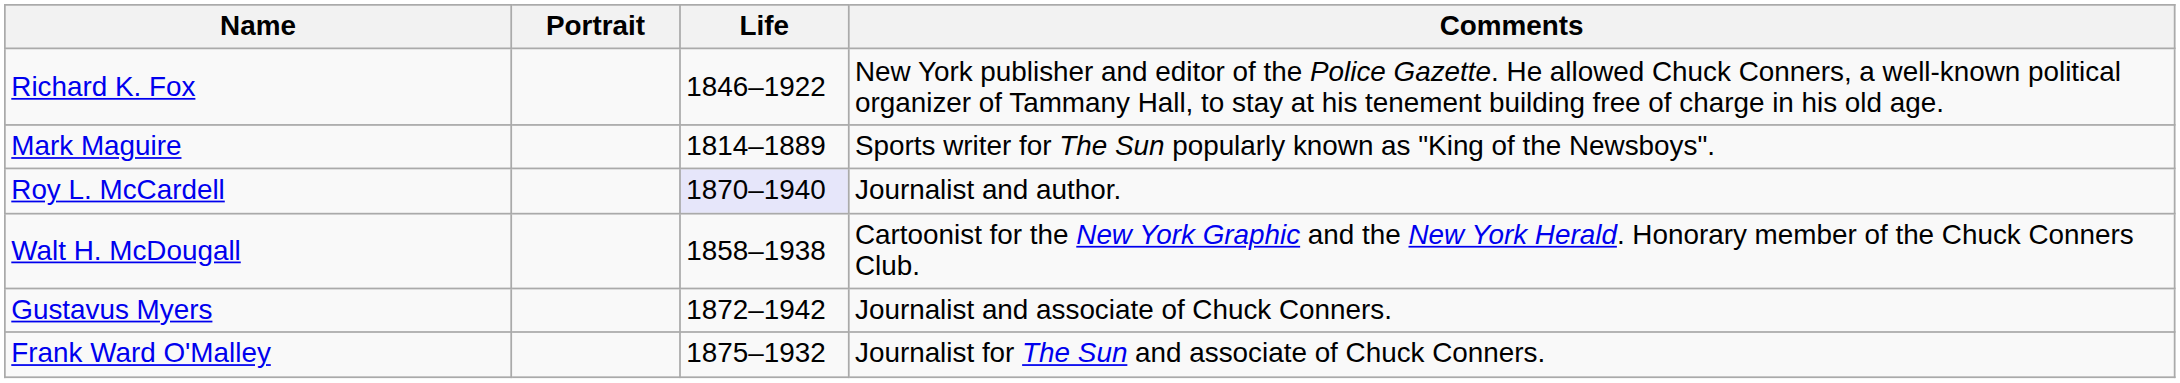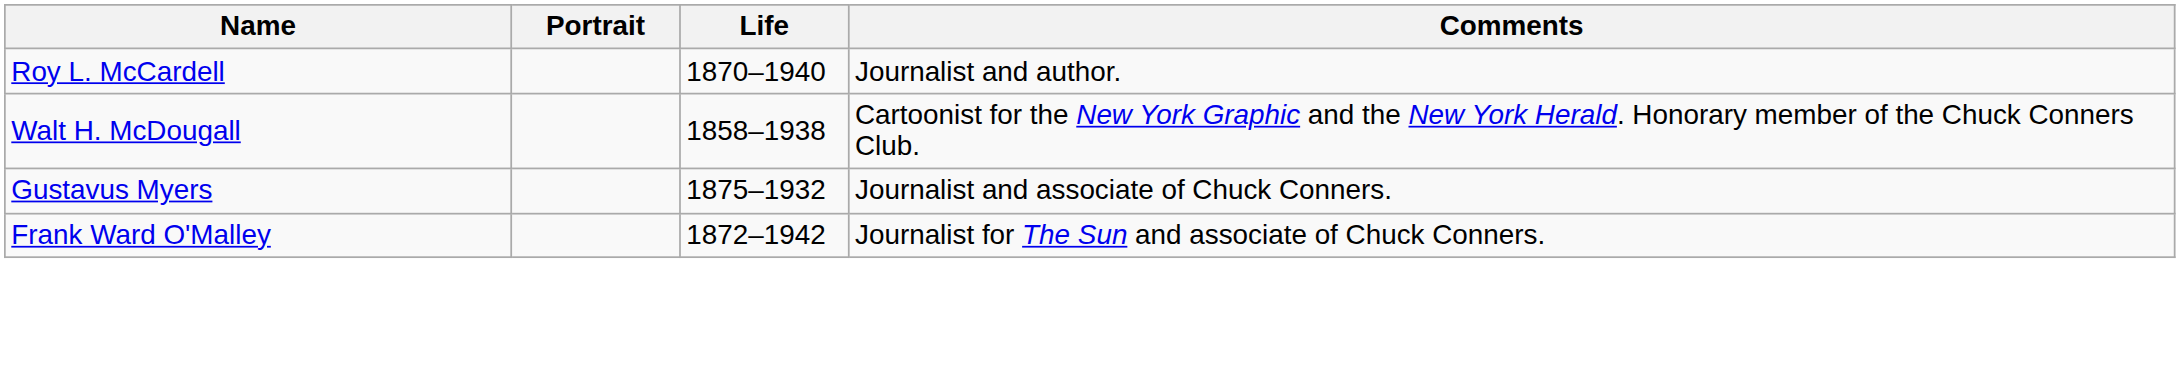- row: (103, 86)
- row: (96, 146)
(756, 190) lavender background -> (756, 70) no background
(756, 309) 1872–1942 -> (756, 190) 1875–1932
(756, 354) 1875–1932 -> (756, 234) 1872–1942
